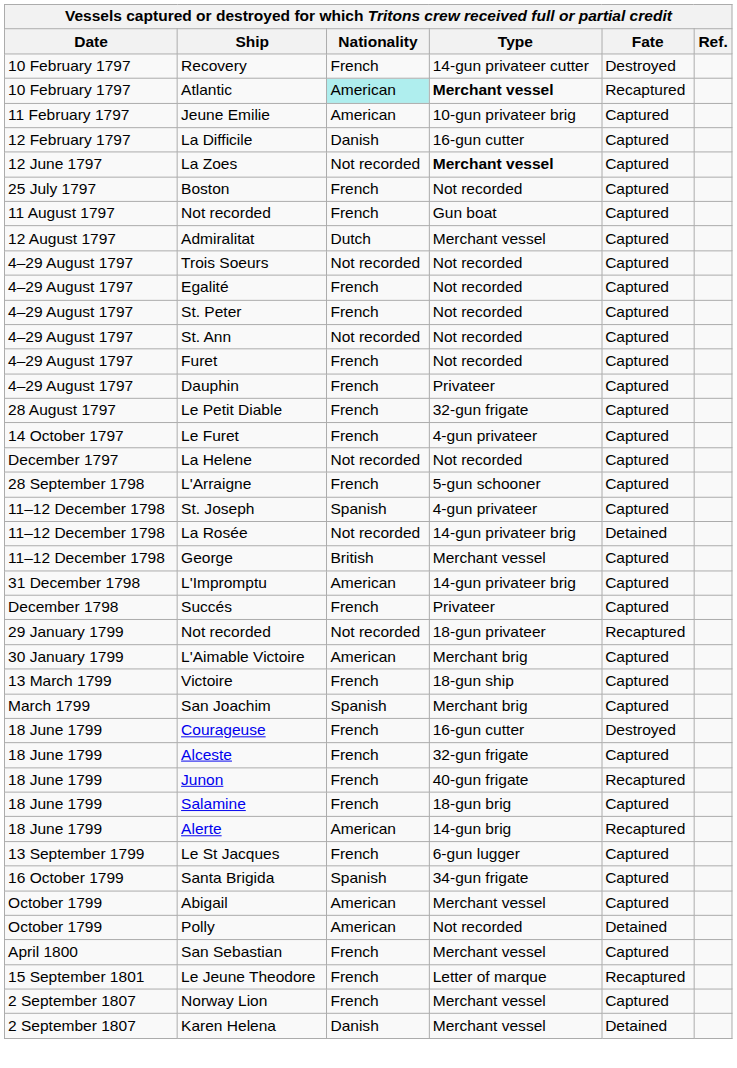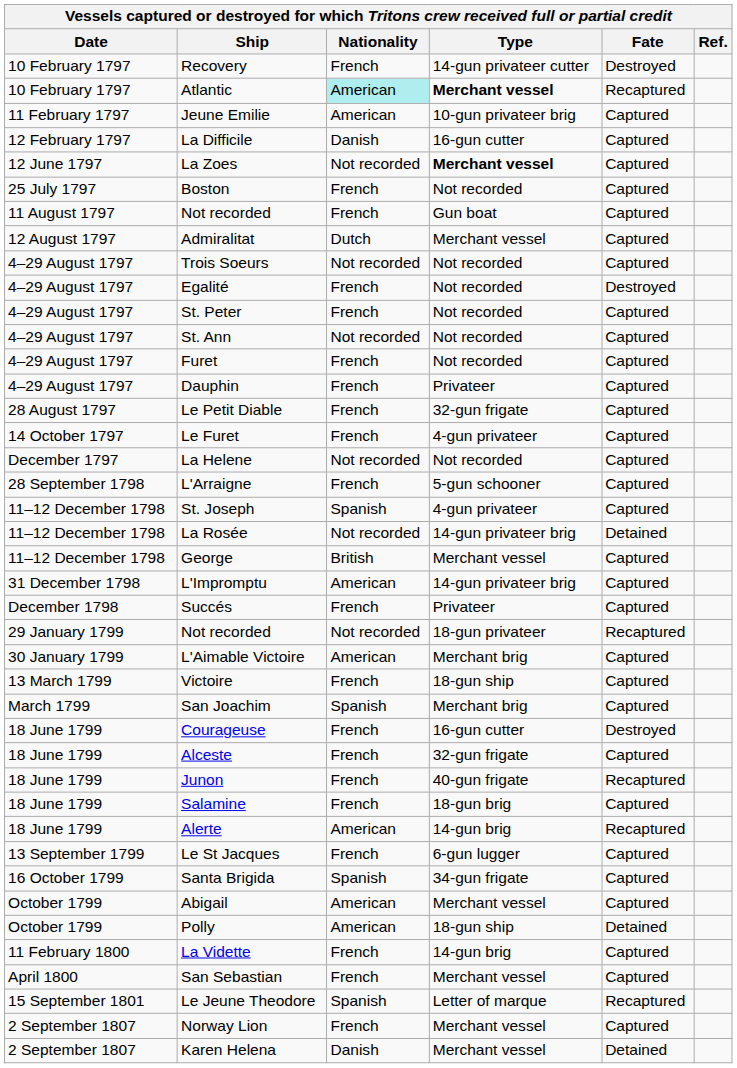(637, 287) Captured -> (640, 287) Destroyed
(478, 927) Not recorded -> (473, 927) 18-gun ship
+ row: (69, 952)
(355, 976) French -> (358, 1001) Spanish
